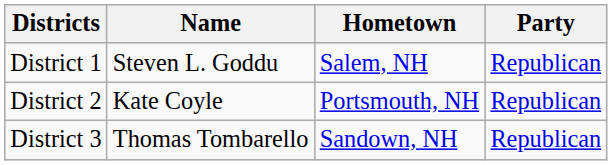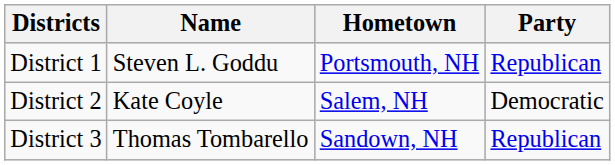(374, 62) Salem, NH -> (399, 62) Portsmouth, NH
(399, 100) Portsmouth, NH -> (374, 100) Salem, NH
(546, 100) Republican -> (547, 100) Democratic
